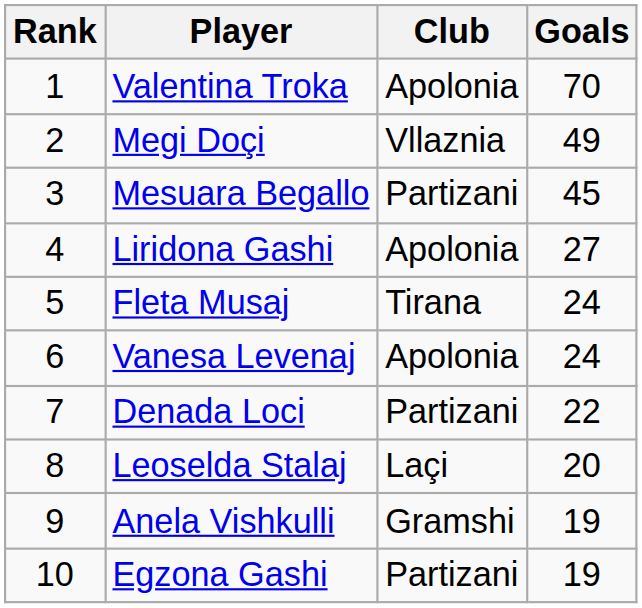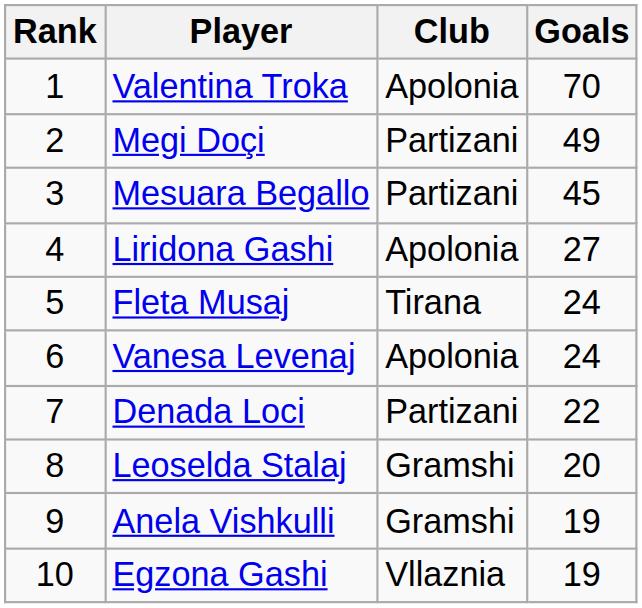(445, 140) Vllaznia -> (452, 140) Partizani
(417, 466) Laçi -> (450, 466) Gramshi
(452, 574) Partizani -> (445, 574) Vllaznia
